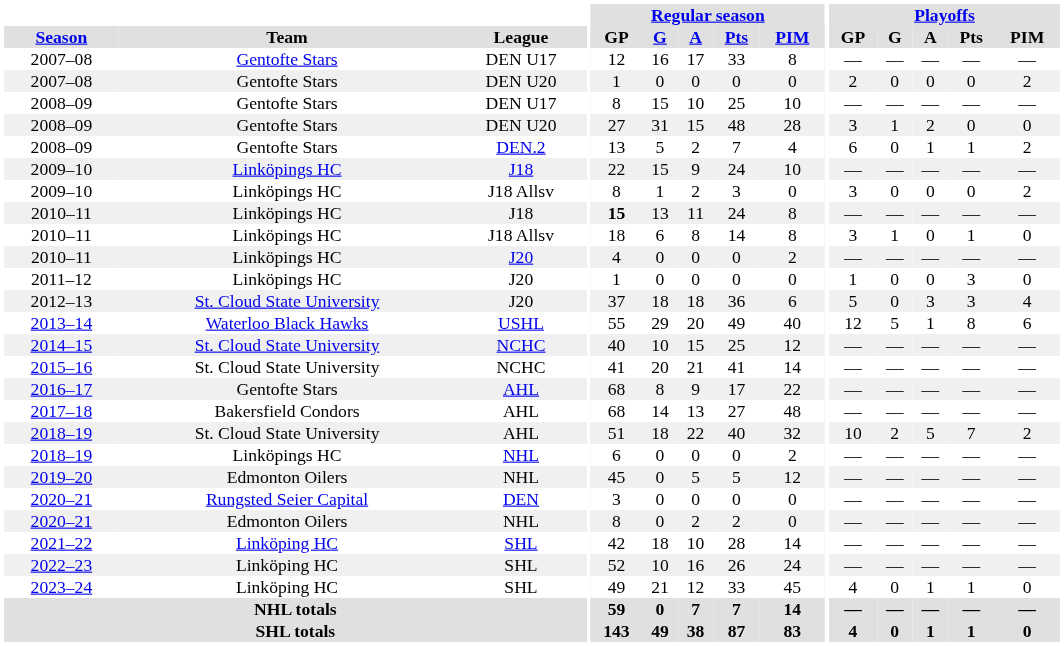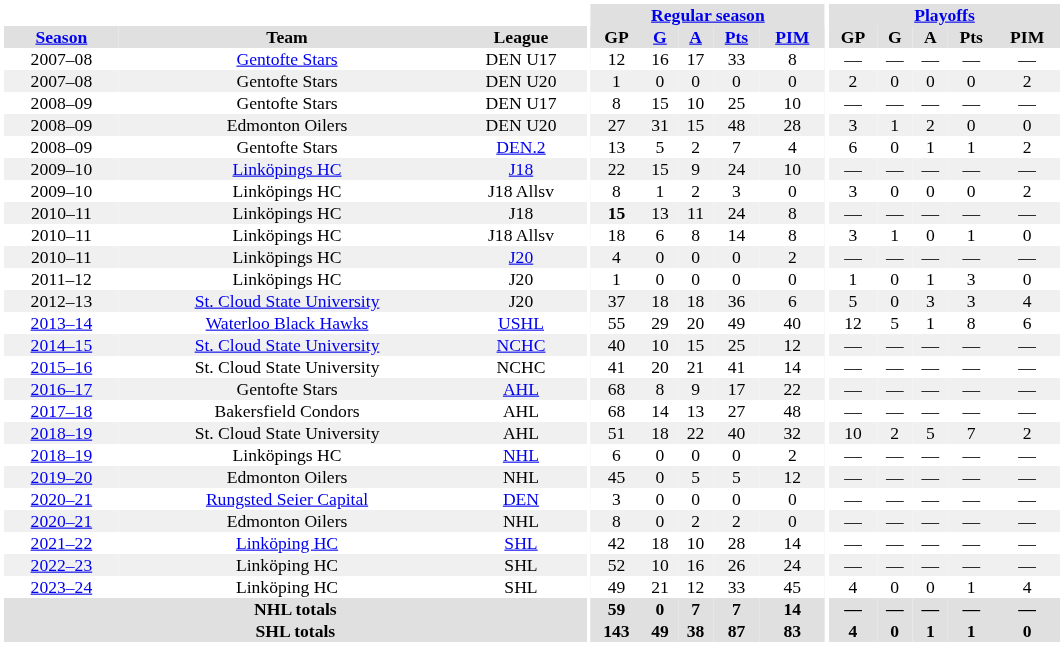(287, 124) Gentofte Stars -> (287, 124) Edmonton Oilers
(930, 278) 0 -> (930, 278) 1
(930, 586) 1 -> (930, 586) 0
(1027, 586) 0 -> (1027, 586) 4
